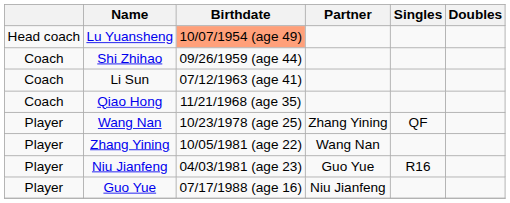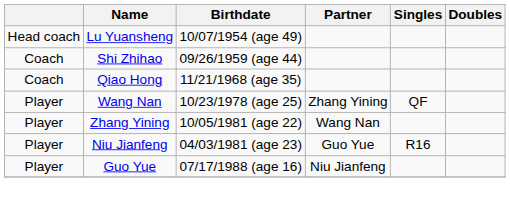(241, 36) lightsalmon background -> (241, 36) no background
- row: (130, 79)
